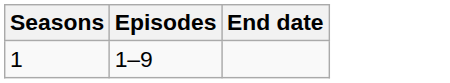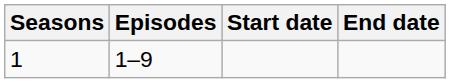+ column: (280, 22)
